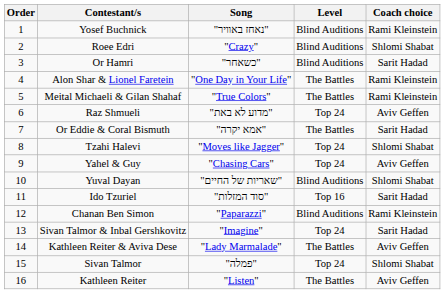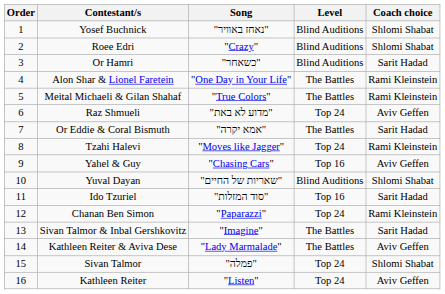(403, 29) Rami Kleinstein -> (403, 29) Shlomi Shabat
(403, 146) Shlomi Shabat -> (403, 146) Rami Kleinstein
(330, 163) Top 24 -> (330, 163) Top 16
(330, 213) Blind Auditions -> (330, 213) Top 24
(330, 230) Top 24 -> (330, 230) The Battles
(330, 280) The Battles -> (330, 280) Top 24
